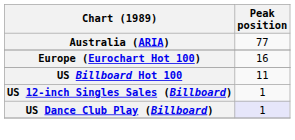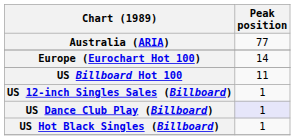(262, 59) 16 -> (262, 59) 14
+ row: (120, 127)
